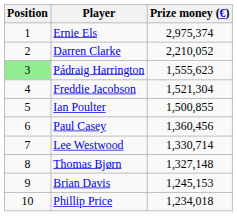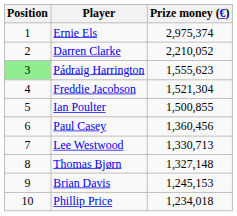(190, 145) 1,330,714 -> (190, 145) 1,330,713
